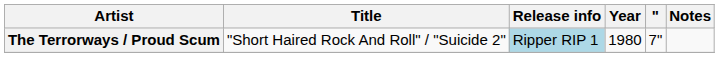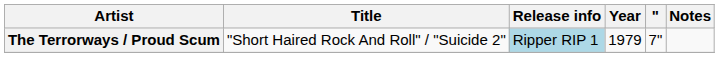(625, 40) 1980 -> (625, 40) 1979
